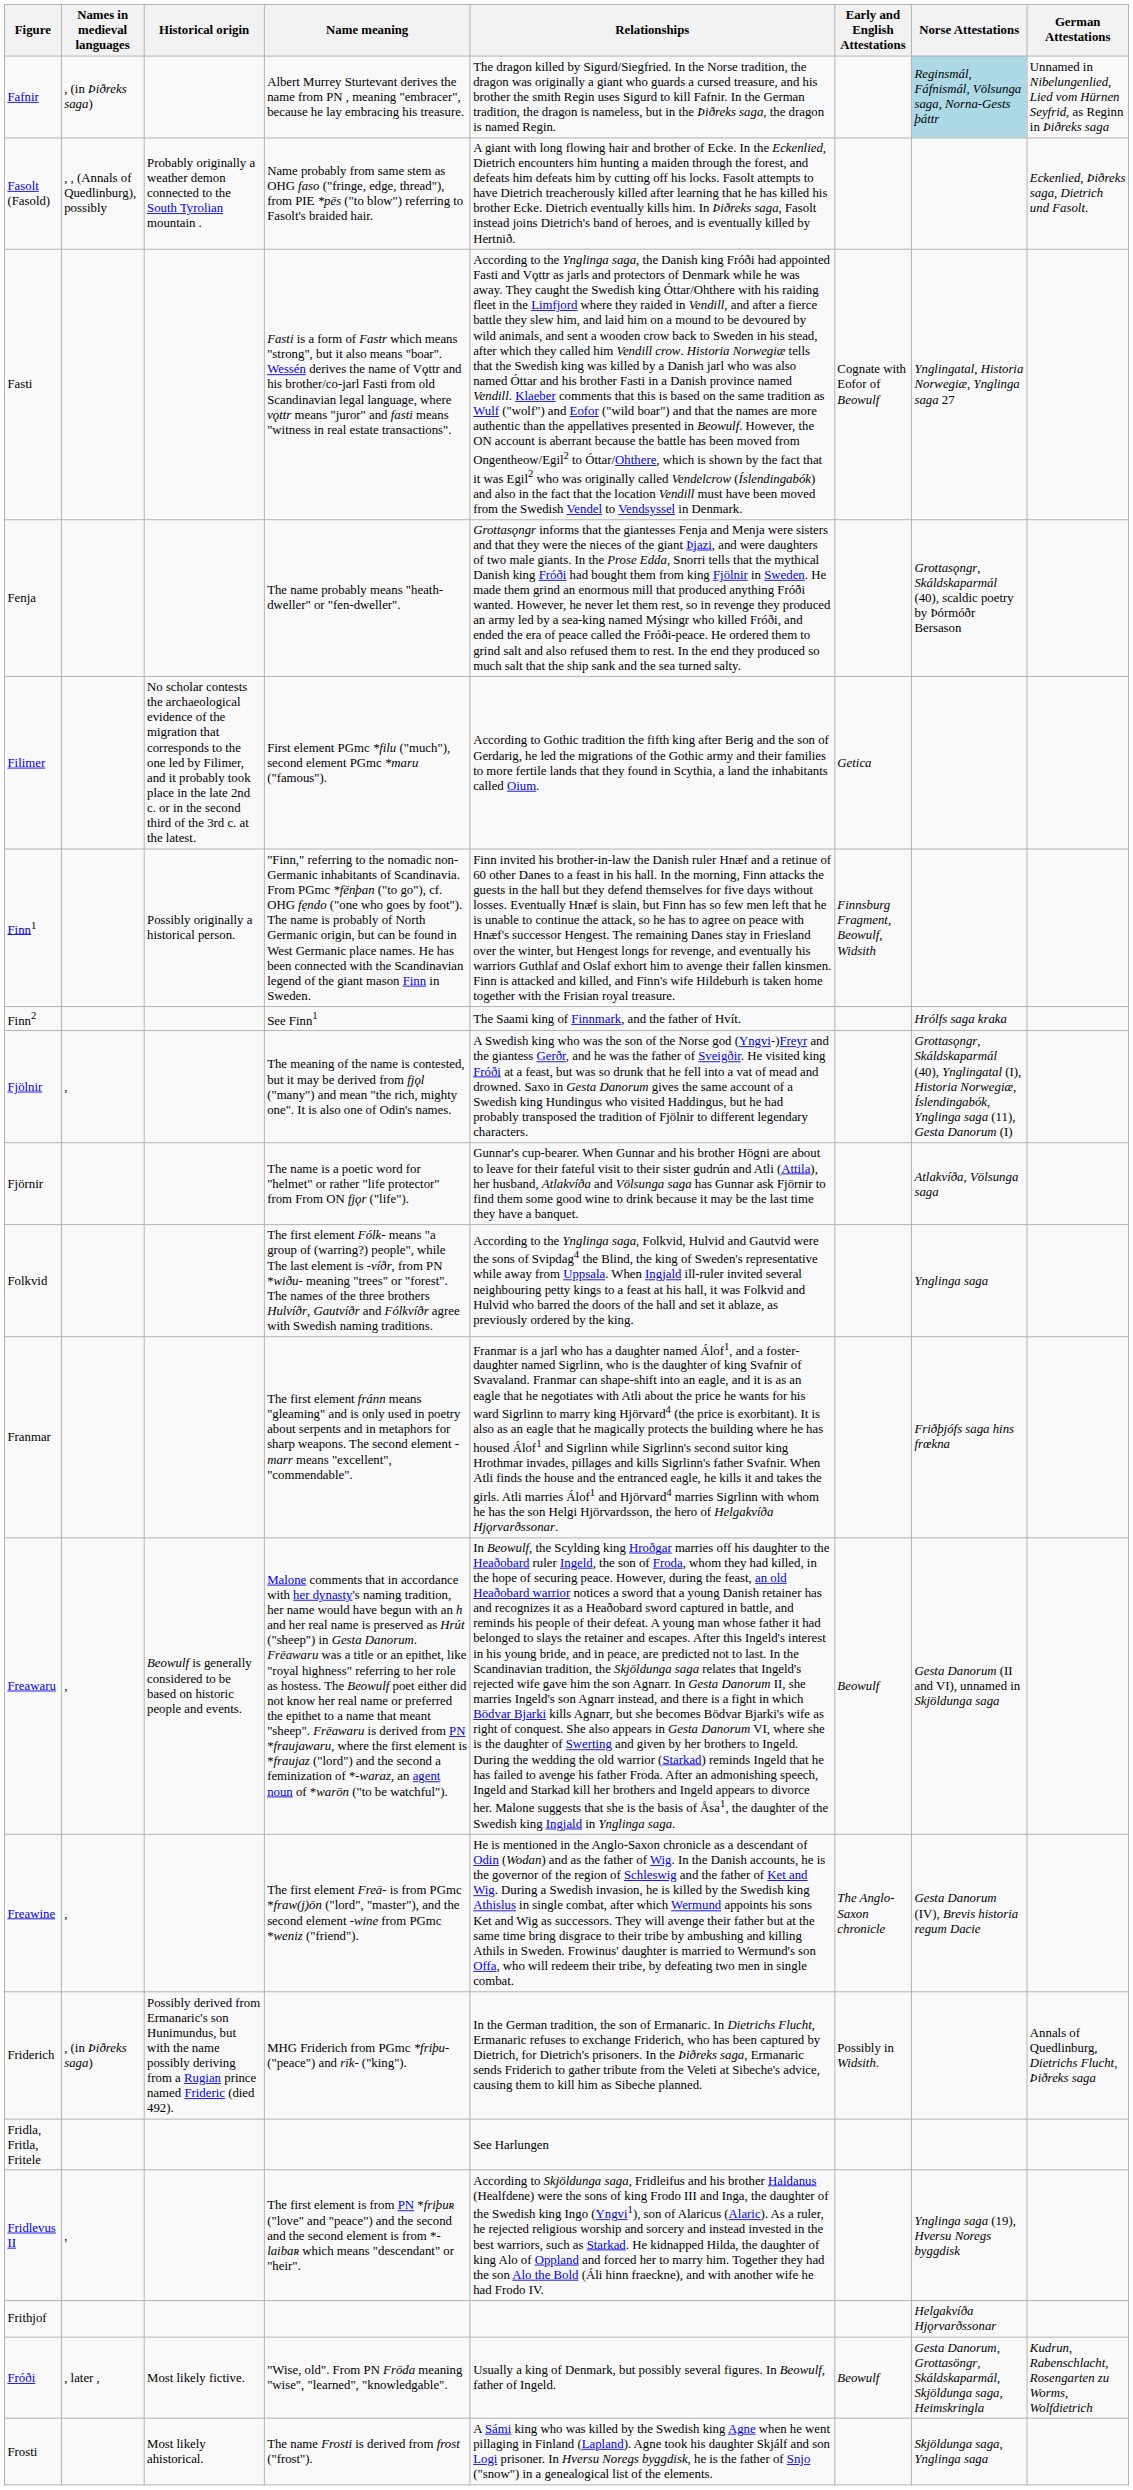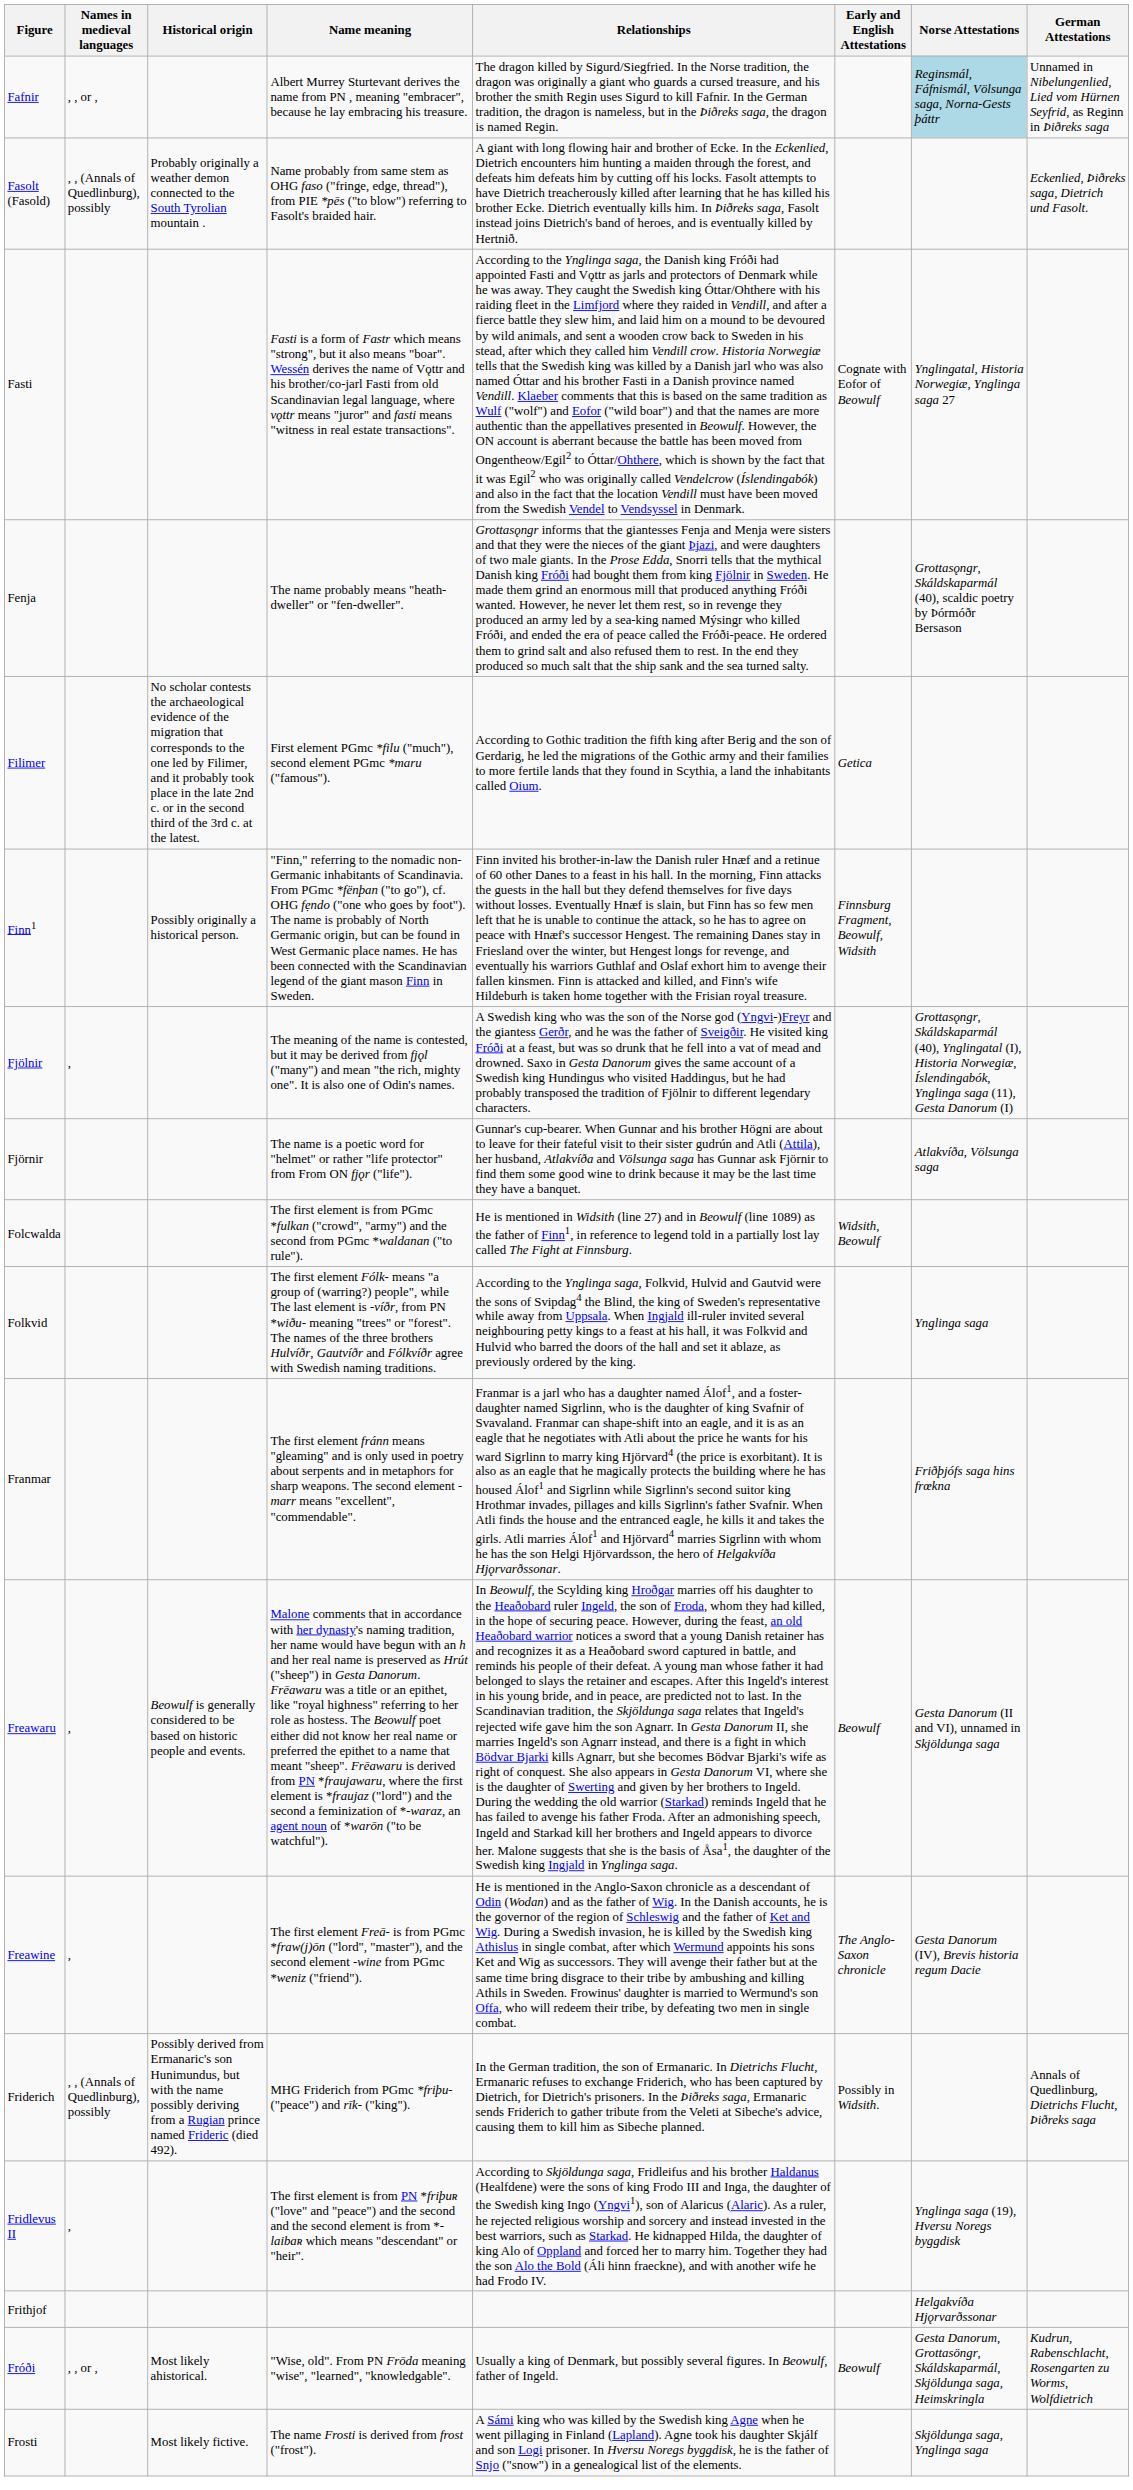(95, 97) , (in Þiðreks saga) -> (83, 97) , , or ,
- row: (22, 1019)
+ row: (34, 1233)
(95, 2055) , (in Þiðreks saga) -> (104, 2097) , , (Annals of Quedlinburg), possibly
- row: (24, 2144)
(82, 2378) , later , -> (83, 2368) , , or ,
(196, 2378) Most likely fictive. -> (180, 2368) Most likely ahistorical.
(176, 2452) Most likely ahistorical. -> (200, 2442) Most likely fictive.
